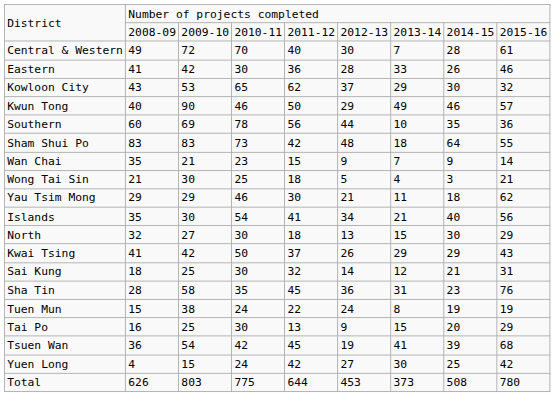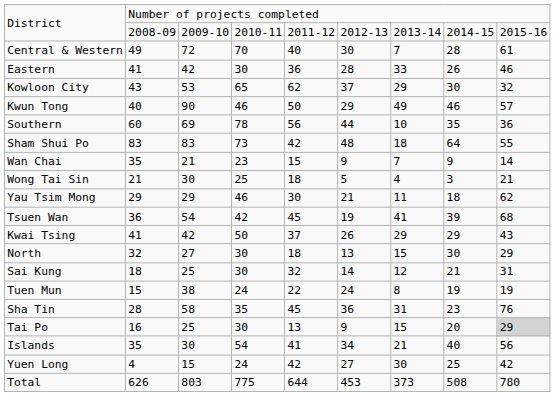rows swapped: (31, 216) <-> (38, 345)
rows swapped: (41, 253) <-> (24, 235)
rows swapped: (31, 290) <-> (34, 309)
(506, 327) no background -> (506, 327) lightgrey background
